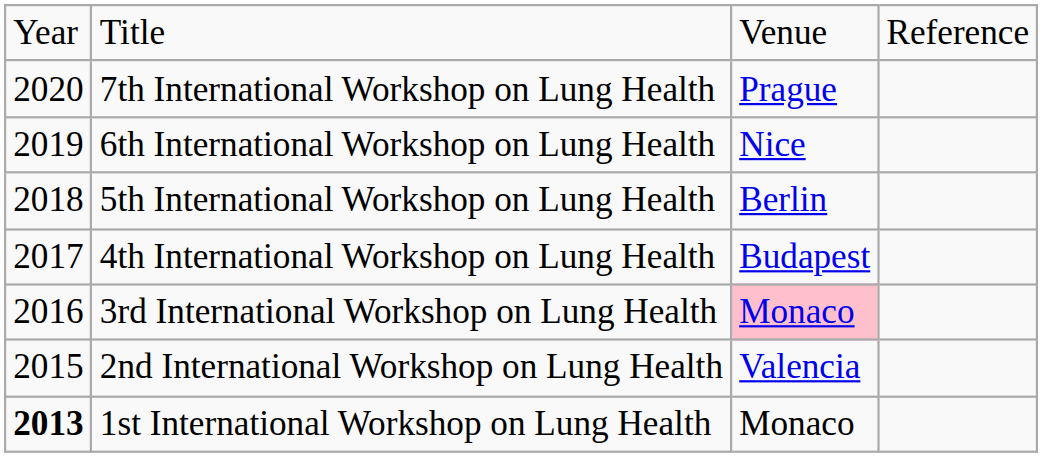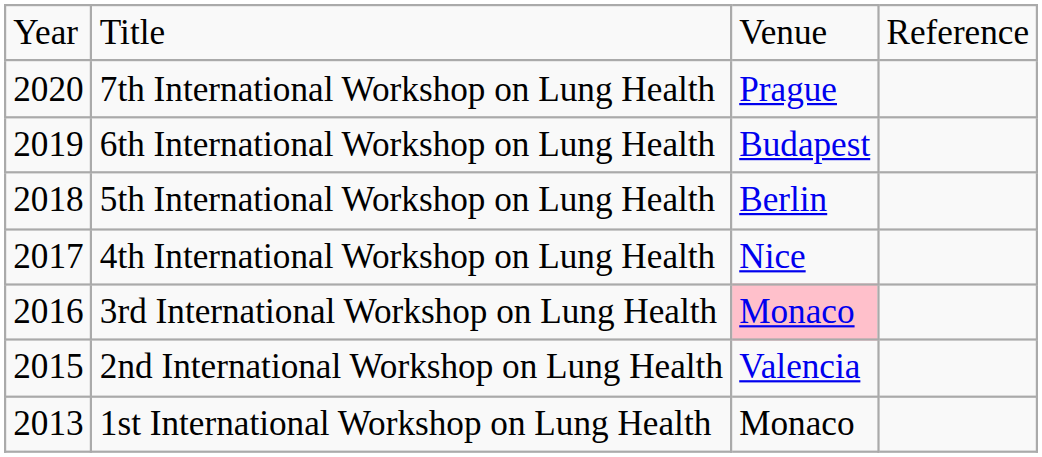(772, 144) Nice -> (805, 144) Budapest
(805, 255) Budapest -> (772, 255) Nice
(48, 423) bold -> (48, 423) normal
